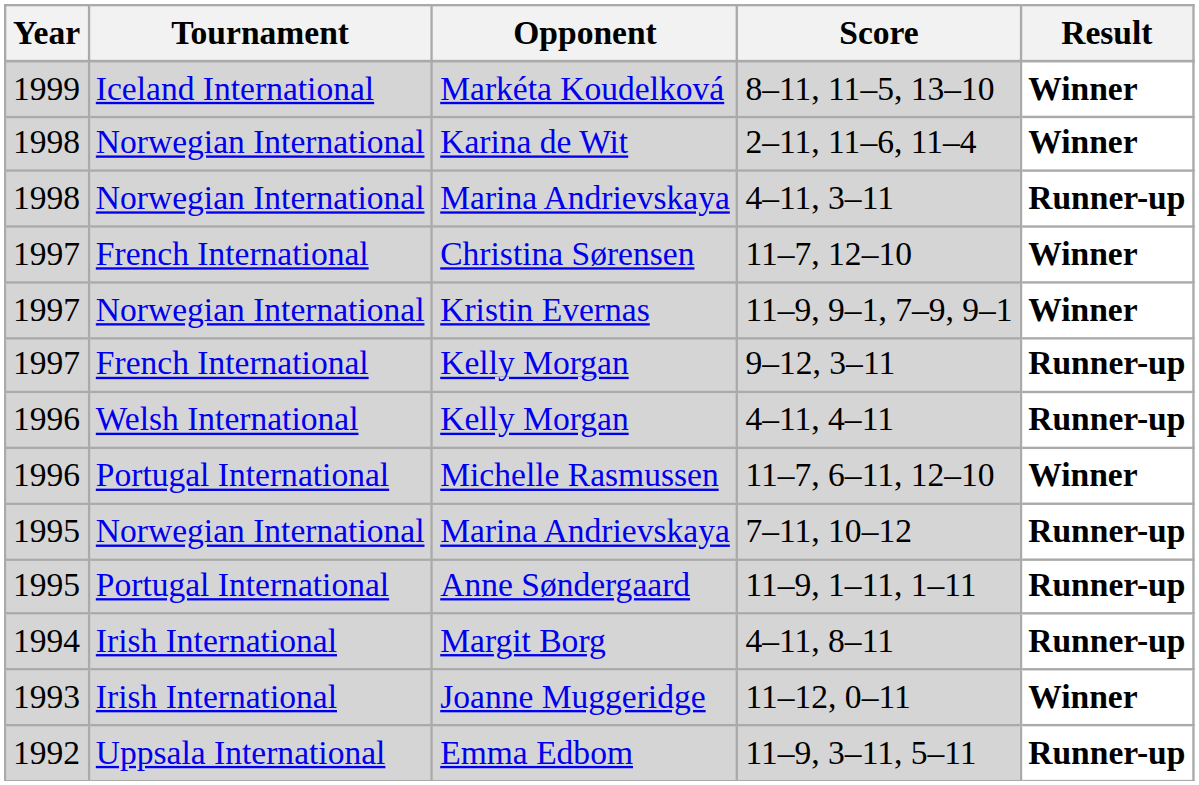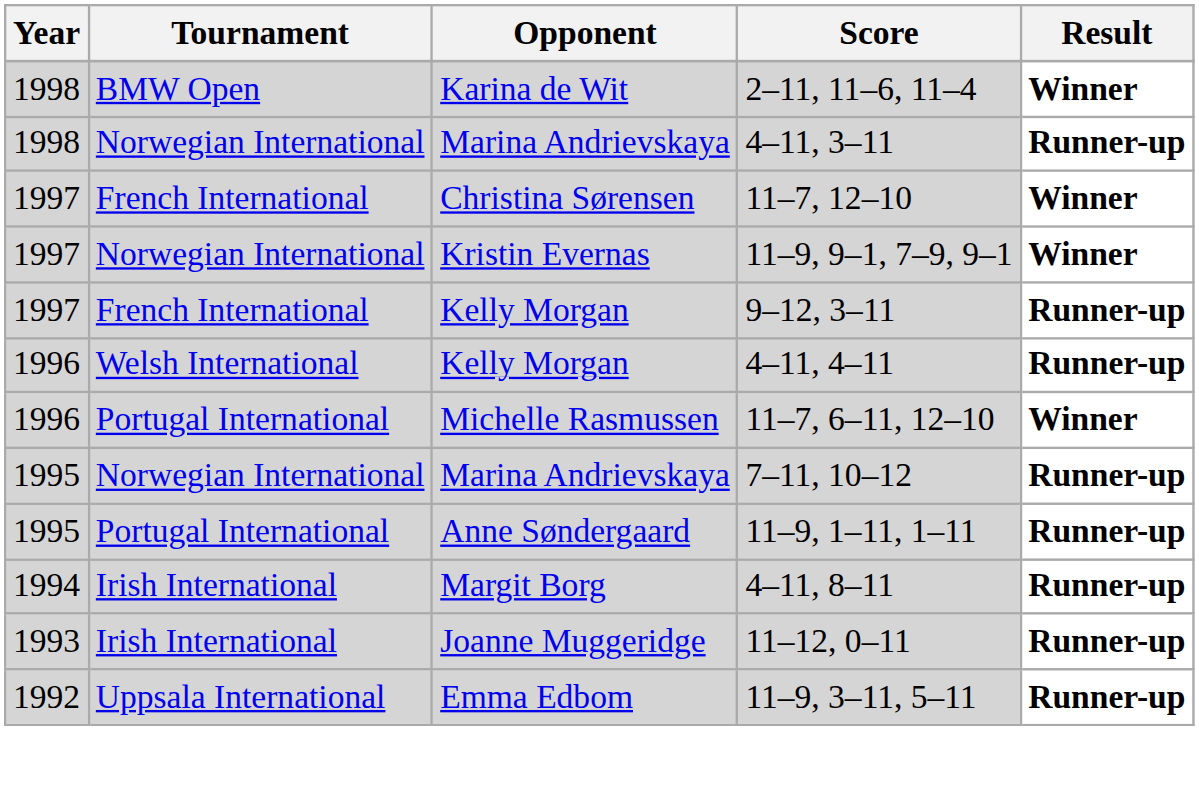- row: (870, 87)
(260, 143) Norwegian International -> (178, 87) BMW Open
(1083, 696) Winner -> (1107, 641) Runner-up
